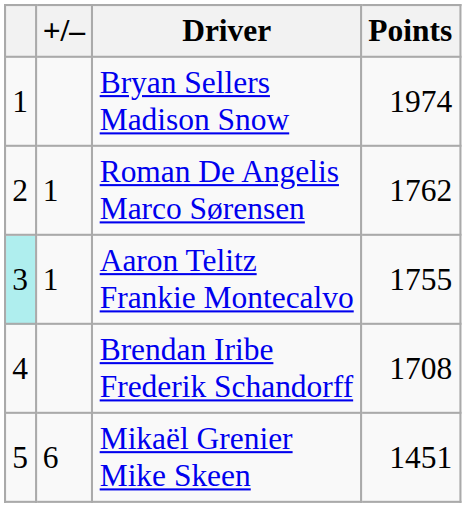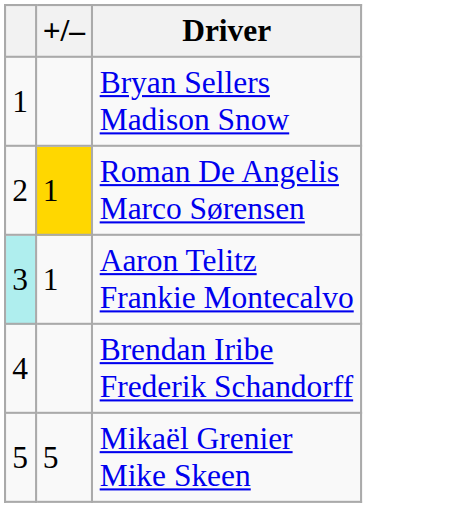- column: (410, 30)
(51, 190) no background -> (51, 190) gold background
(51, 457) 6 -> (51, 457) 5
